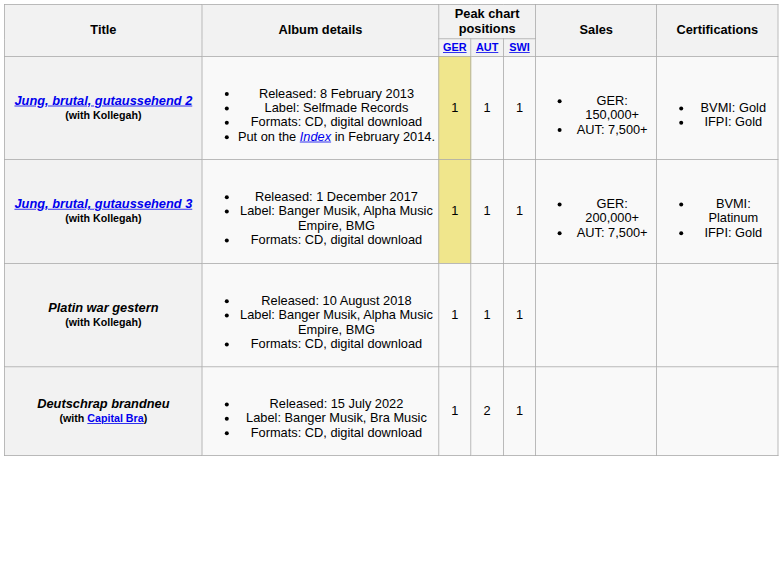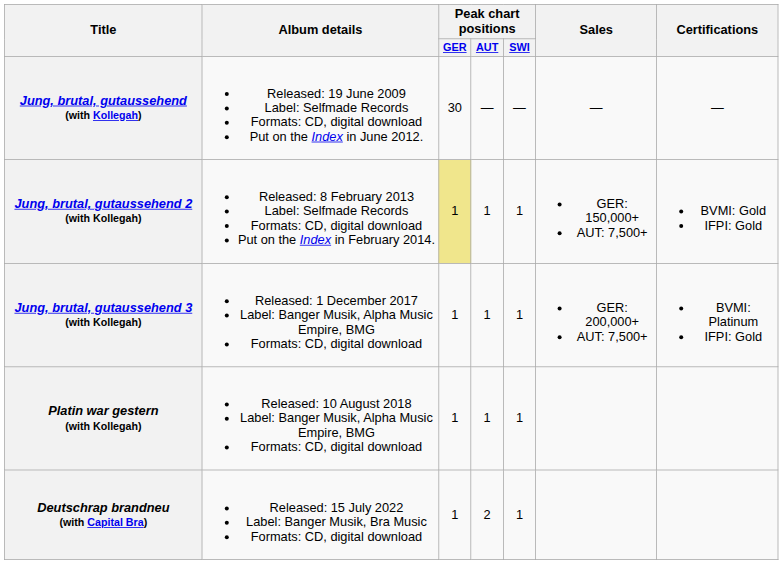+ row: (103, 108)
(455, 211) khaki background -> (455, 315) no background
